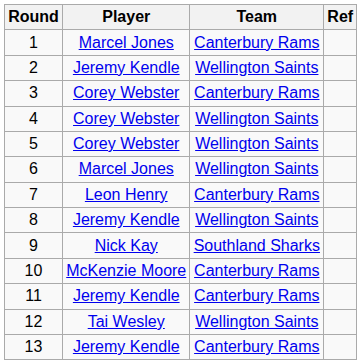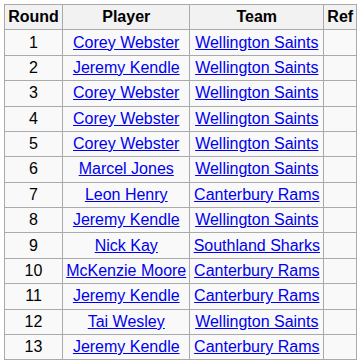(126, 42) Marcel Jones -> (126, 42) Corey Webster
(257, 42) Canterbury Rams -> (257, 42) Wellington Saints
(257, 93) Canterbury Rams -> (257, 93) Wellington Saints
